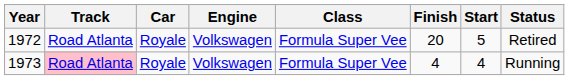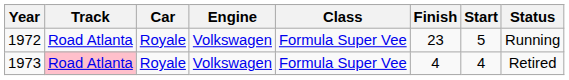(435, 40) 20 -> (435, 40) 23
(533, 40) Retired -> (533, 40) Running
(533, 63) Running -> (533, 63) Retired
